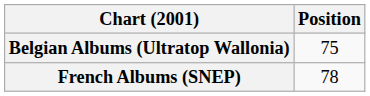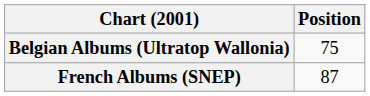(330, 76) 78 -> (330, 76) 87
